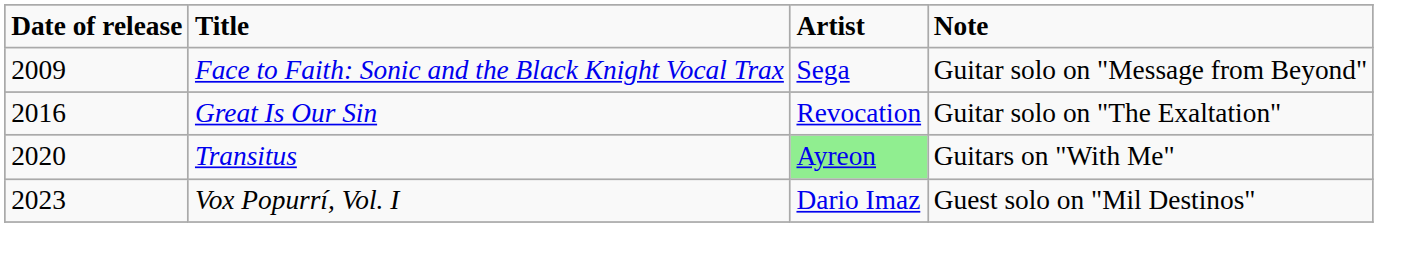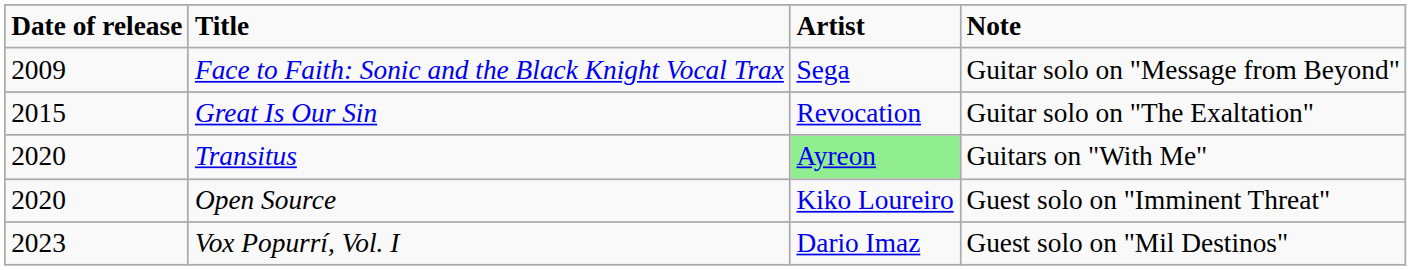(39, 112) 2016 -> (39, 112) 2015
+ row: (265, 199)
